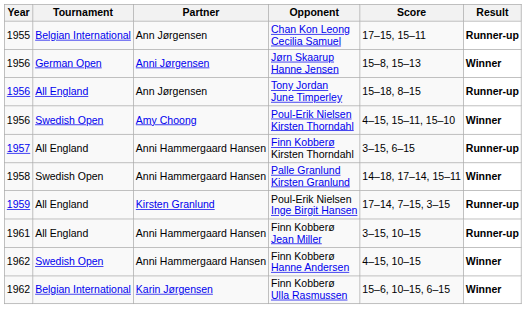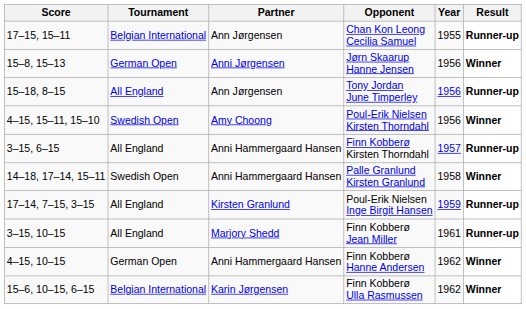columns swapped: (19, 13) <-> (412, 13)
(201, 234) Anni Hammergaard Hansen -> (245, 234) Marjory Shedd
(69, 262) Swedish Open -> (144, 262) German Open
